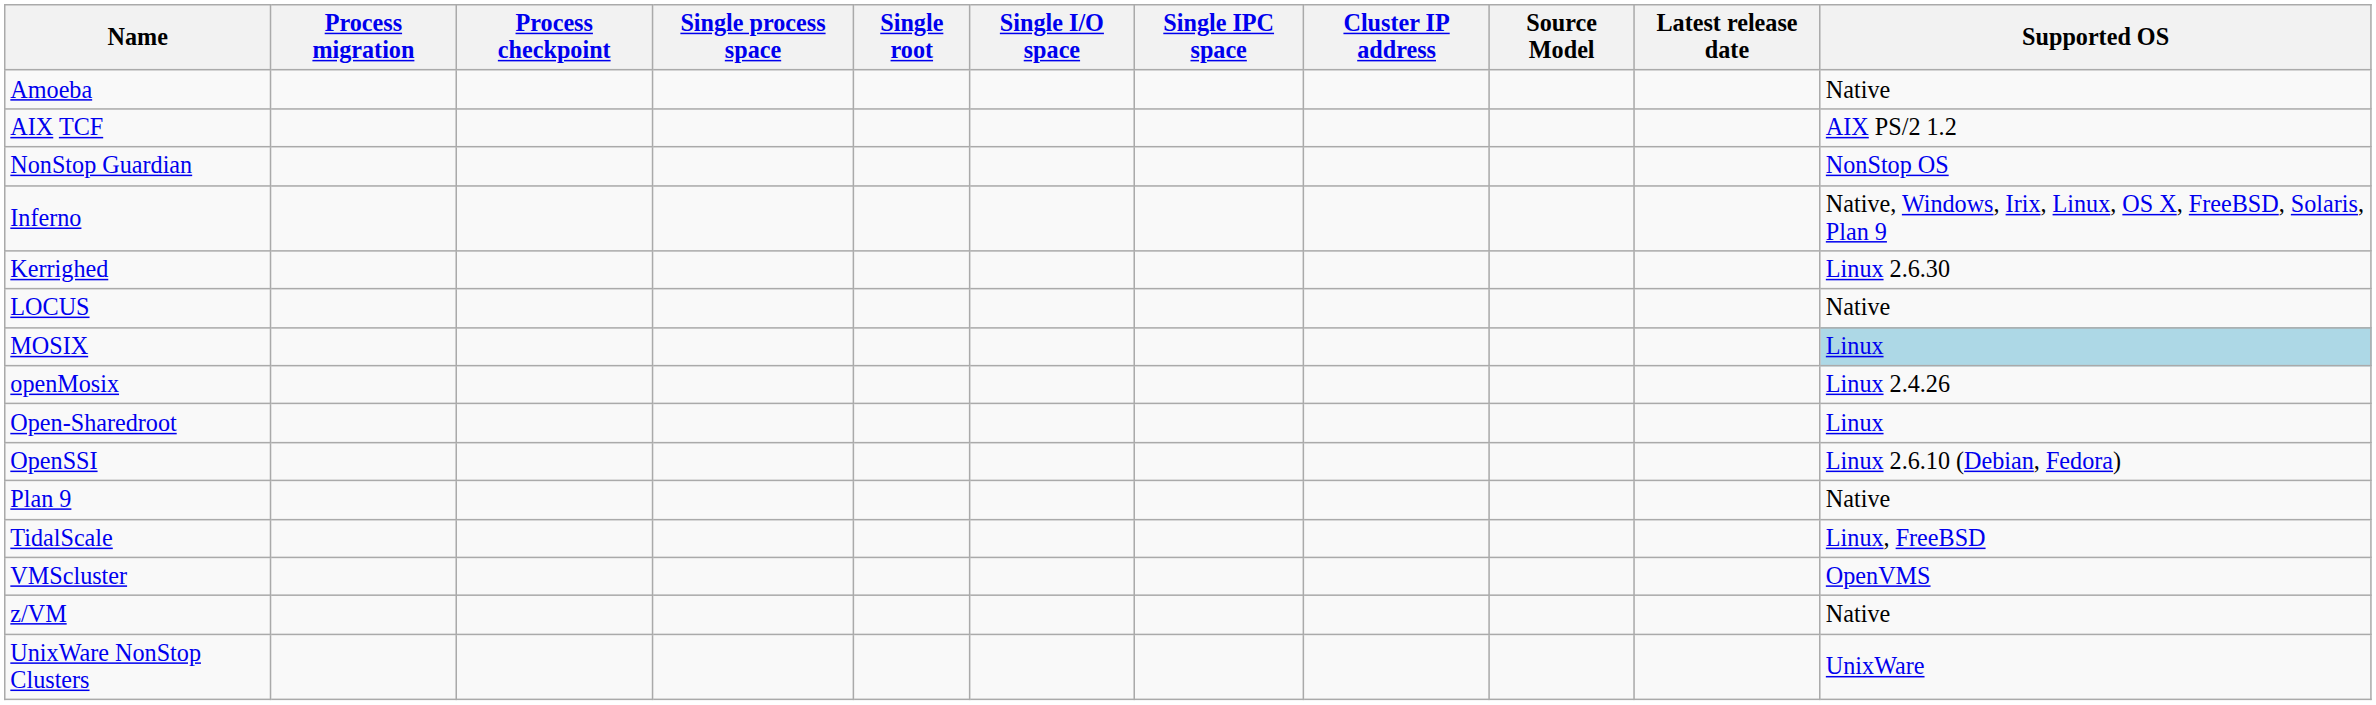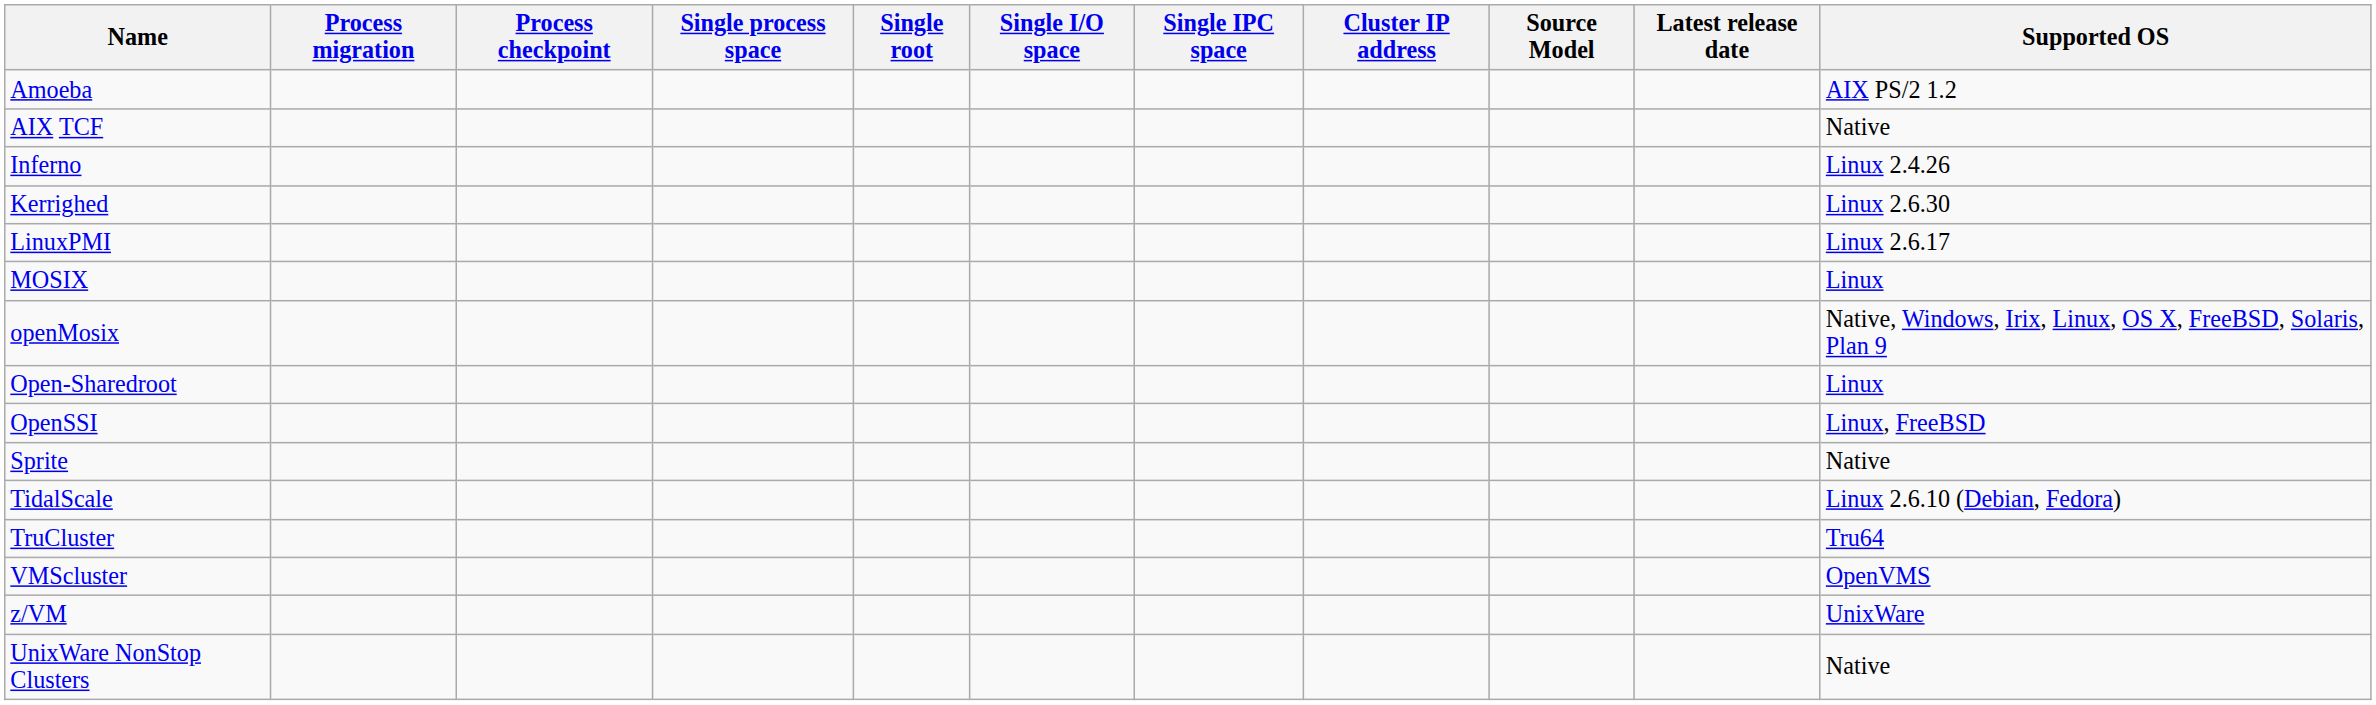(1858, 89) Native -> (1891, 89) AIX PS/2 1.2
(1891, 127) AIX PS/2 1.2 -> (1858, 127) Native
- row: (101, 165)
(2095, 217) Native, Windows, Irix, Linux, OS X, FreeBSD, Solaris, Plan 9 -> (1888, 165) Linux 2.4.26
+ row: (61, 242)
- row: (50, 307)
(1855, 346) lightblue background -> (1855, 280) no background
(1888, 384) Linux 2.4.26 -> (2095, 332) Native, Windows, Irix, Linux, OS X, FreeBSD, Solaris, Plan 9
(1973, 461) Linux 2.6.10 (Debian, Fedora) -> (1906, 422) Linux, FreeBSD
- row: (41, 499)
+ row: (39, 461)
(1906, 537) Linux, FreeBSD -> (1973, 499) Linux 2.6.10 (Debian, Fedora)
+ row: (62, 537)
(1858, 614) Native -> (1875, 614) UnixWare
(1875, 666) UnixWare -> (1858, 666) Native
